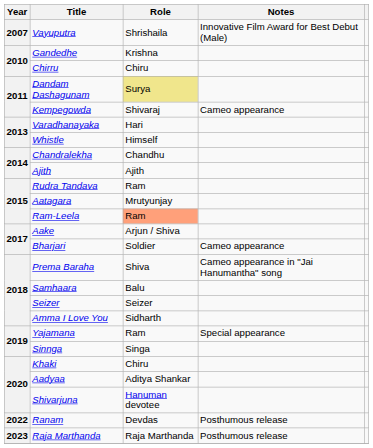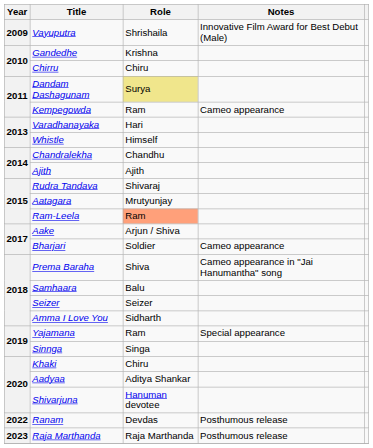(17, 32) 2007 -> (17, 32) 2009
(143, 109) Shivaraj -> (135, 109) Ram
(135, 185) Ram -> (143, 185) Shivaraj
